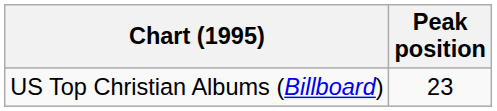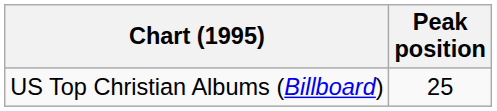(440, 86) 23 -> (440, 86) 25
